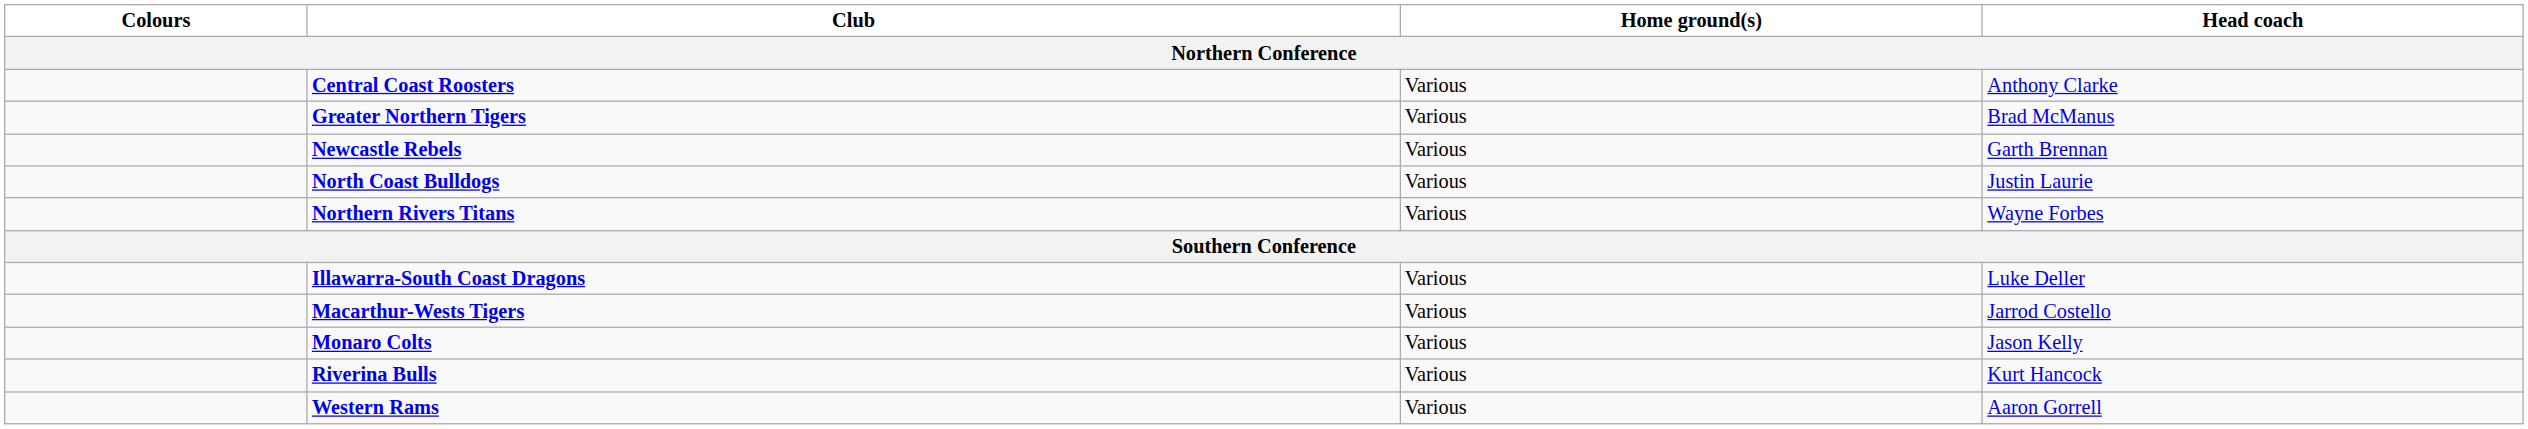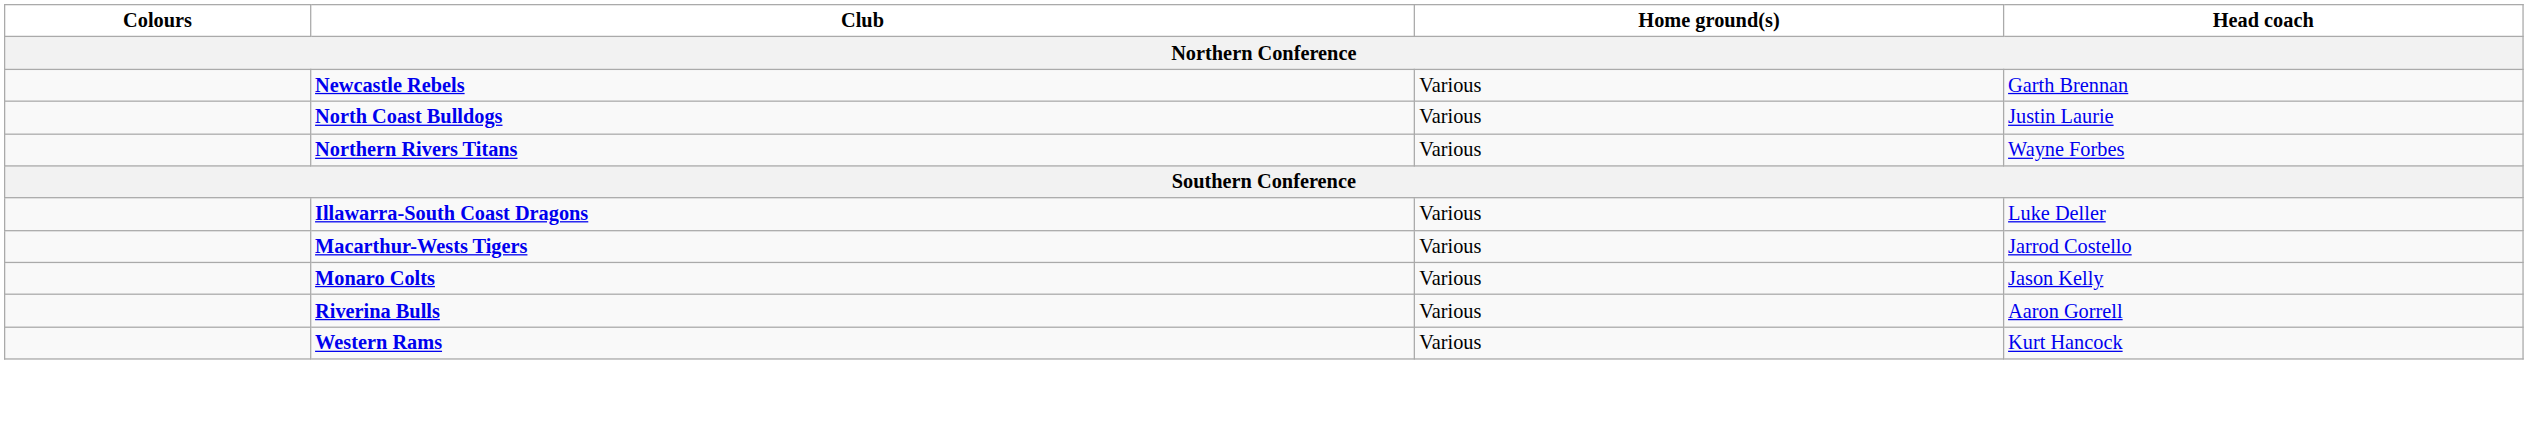- row: (413, 85)
- row: (419, 117)
(2045, 375) Kurt Hancock -> (2065, 310) Aaron Gorrell
(2045, 407) Aaron Gorrell -> (2065, 342) Kurt Hancock
